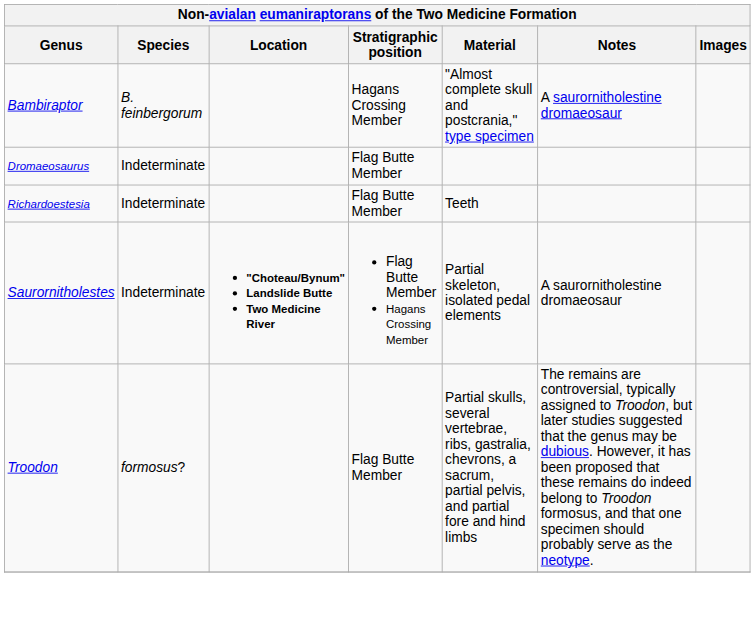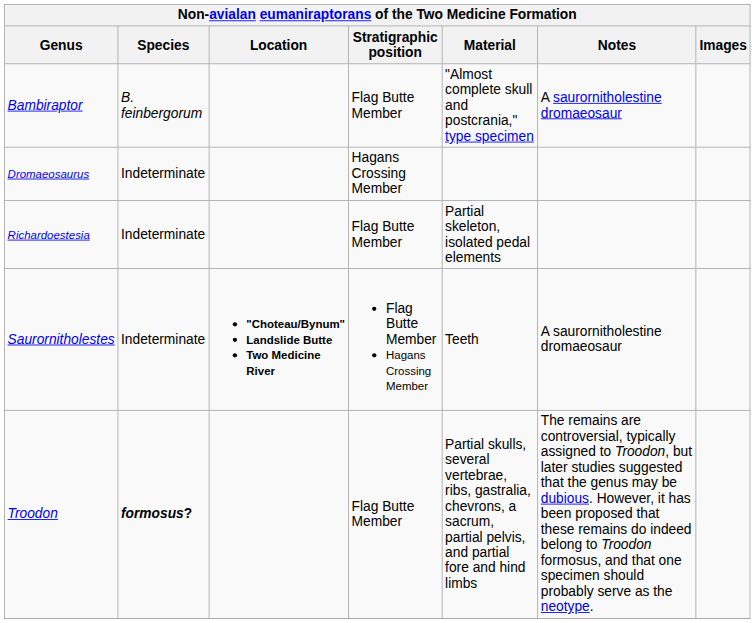(379, 105) Hagans Crossing Member -> (383, 105) Flag Butte Member
(383, 166) Flag Butte Member -> (379, 173) Hagans Crossing Member
(462, 203) Teeth -> (488, 234) Partial skeleton, isolated pedal elements
(488, 293) Partial skeleton, isolated pedal elements -> (462, 339) Teeth
(153, 467) normal -> (157, 514) bold
